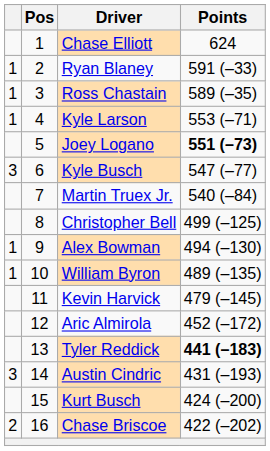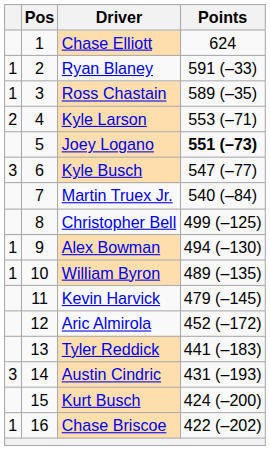(13, 119) 1 -> (13, 119) 2
(223, 349) bold -> (223, 349) normal
(13, 426) 2 -> (13, 426) 1
